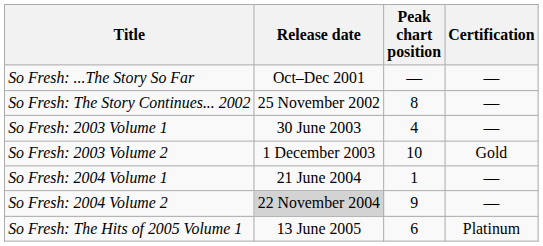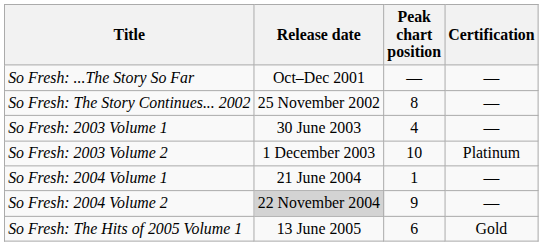(491, 153) Gold -> (491, 153) Platinum
(491, 228) Platinum -> (491, 228) Gold
